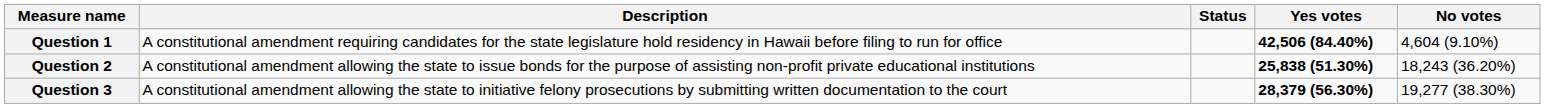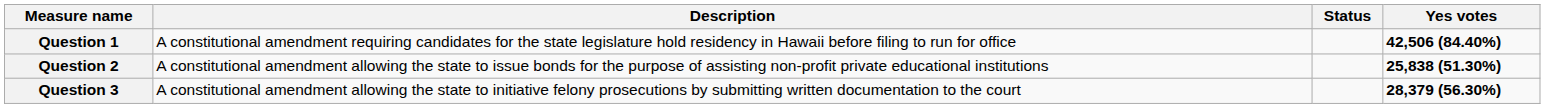- column: (1469, 16)
